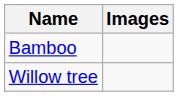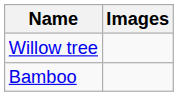rows swapped: (43, 47) <-> (53, 76)
